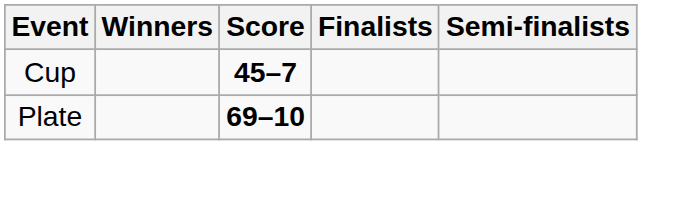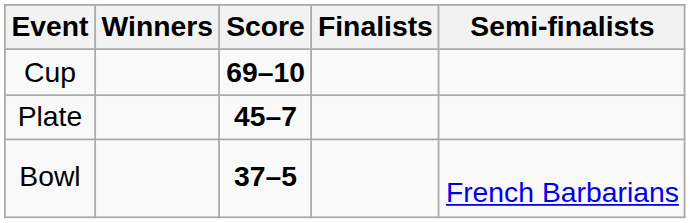(266, 71) 45–7 -> (266, 71) 69–10
(266, 116) 69–10 -> (266, 116) 45–7
+ row: (50, 177)
